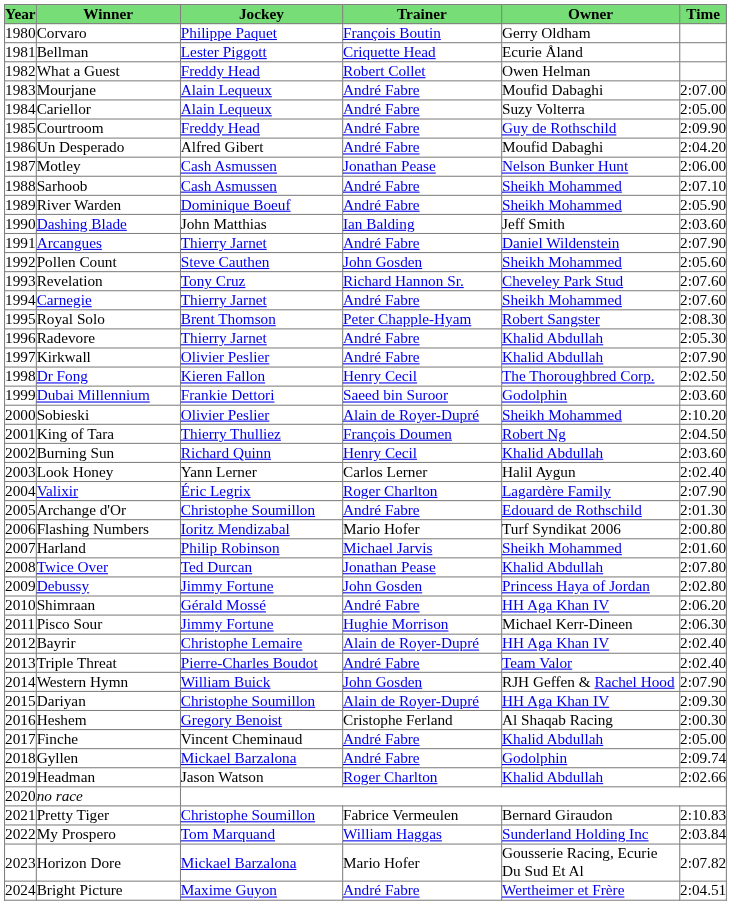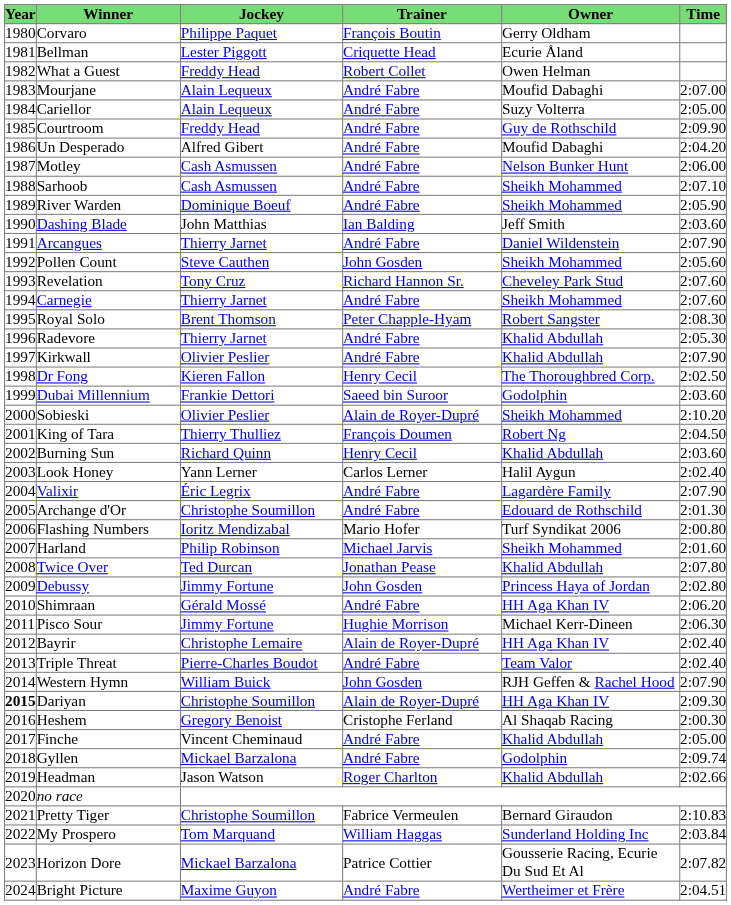(389, 166) Jonathan Pease -> (381, 166) André Fabre
(390, 491) Roger Charlton -> (381, 491) André Fabre
(20, 700) normal -> (20, 700) bold
(381, 862) Mario Hofer -> (387, 862) Patrice Cottier
